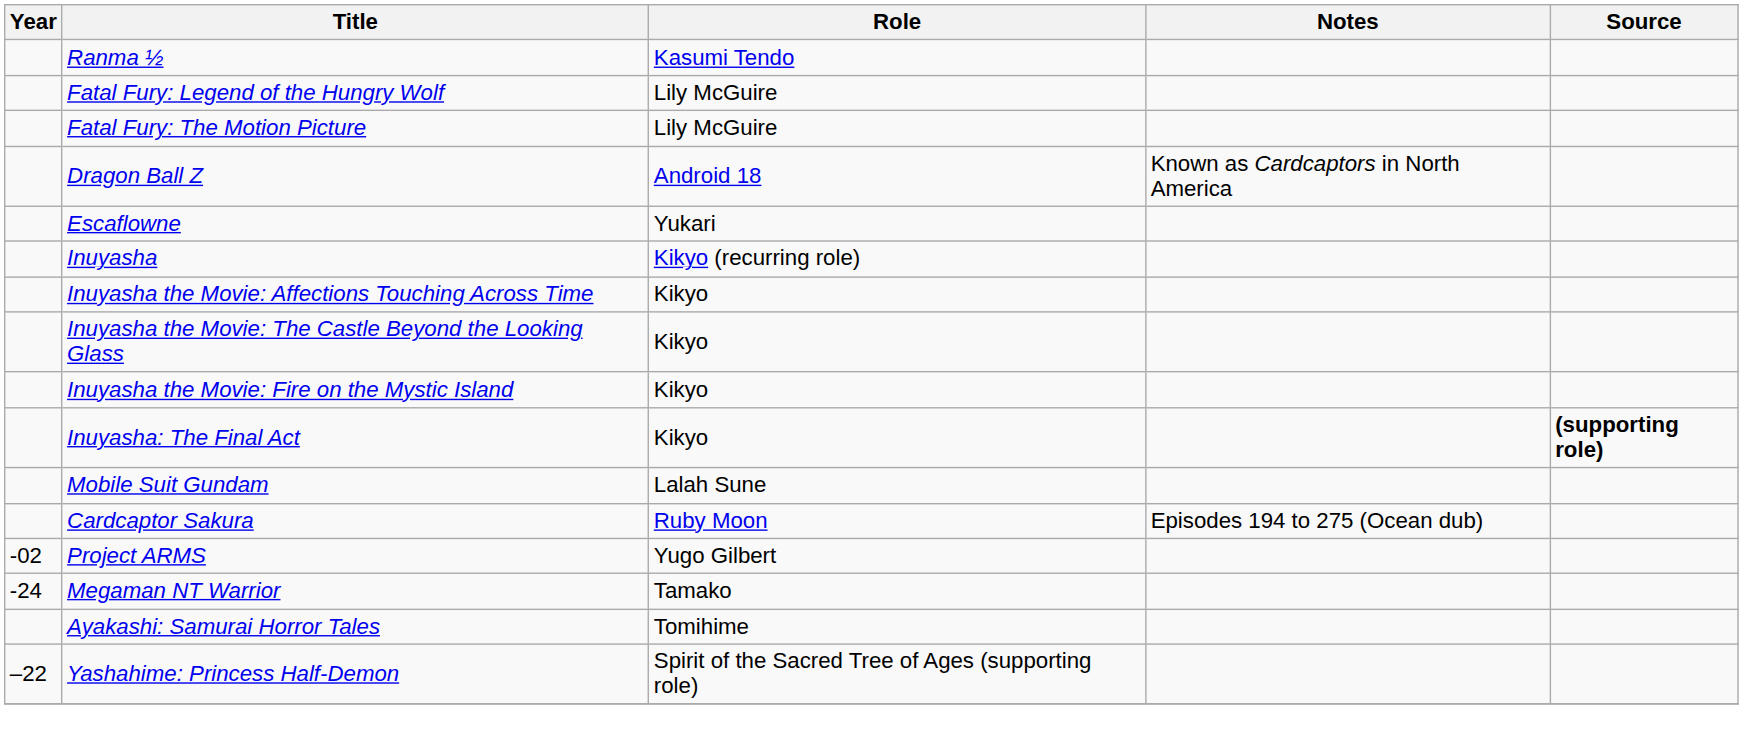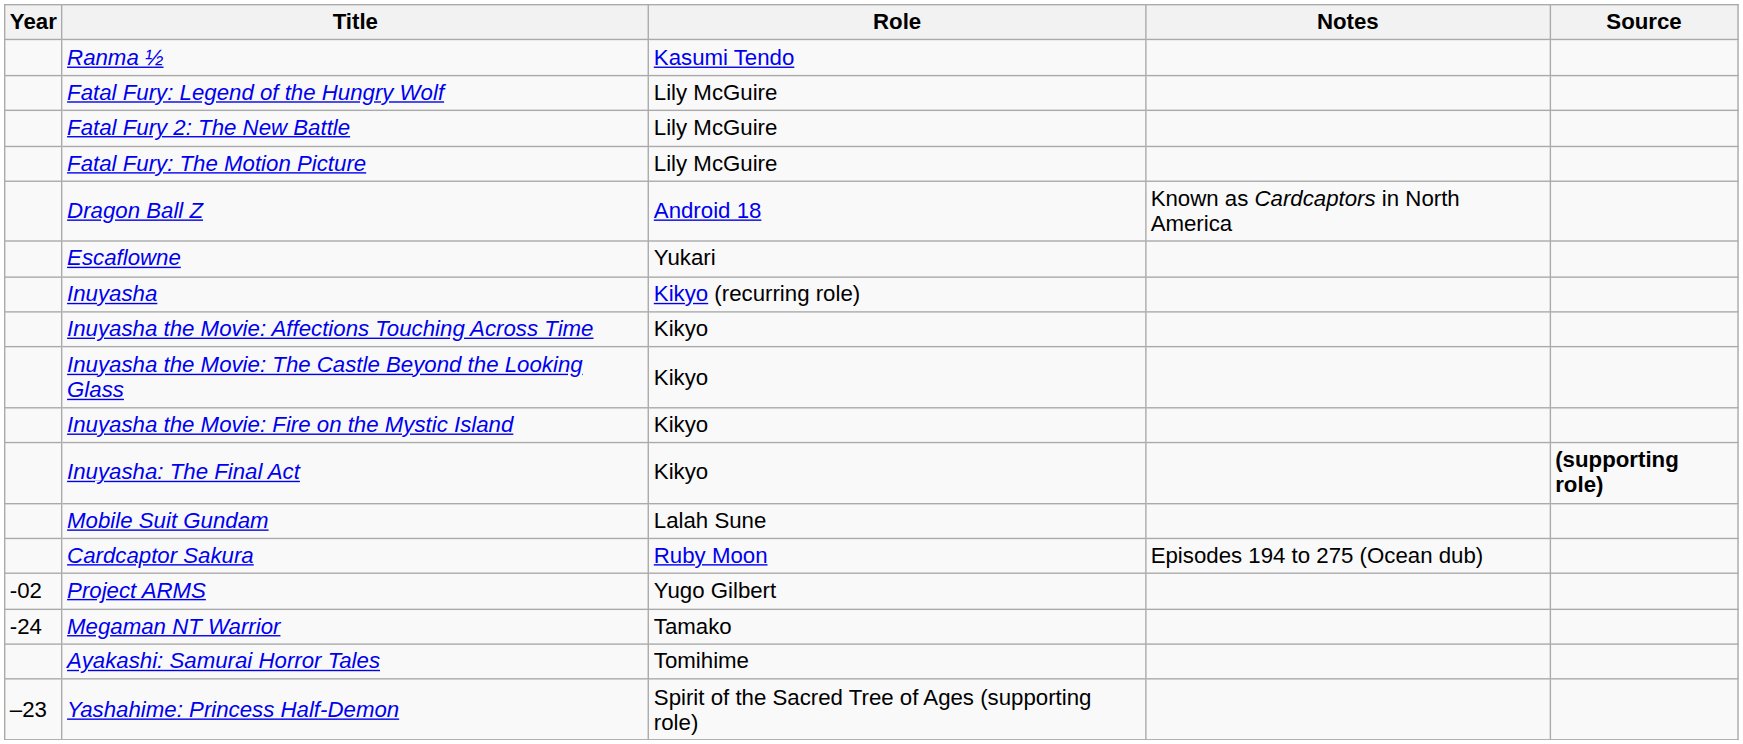+ row: (209, 127)
(28, 674) –22 -> (28, 709) –23
